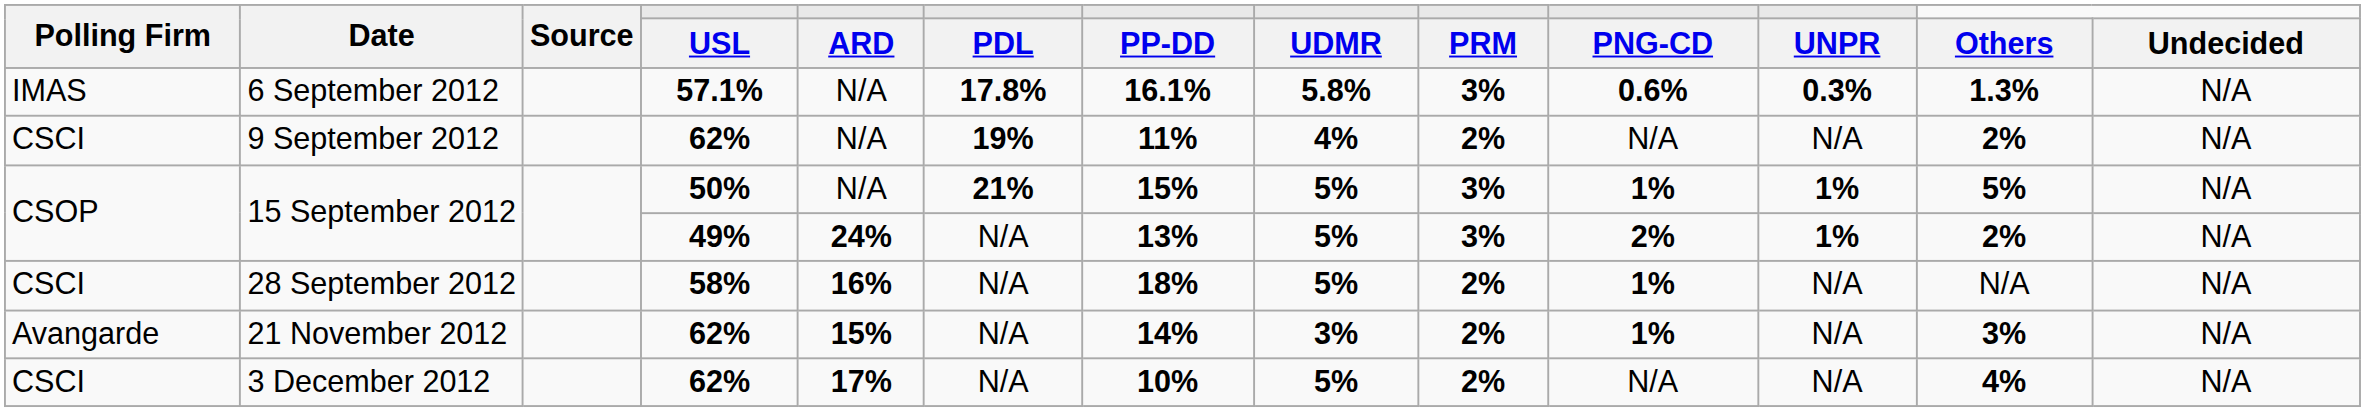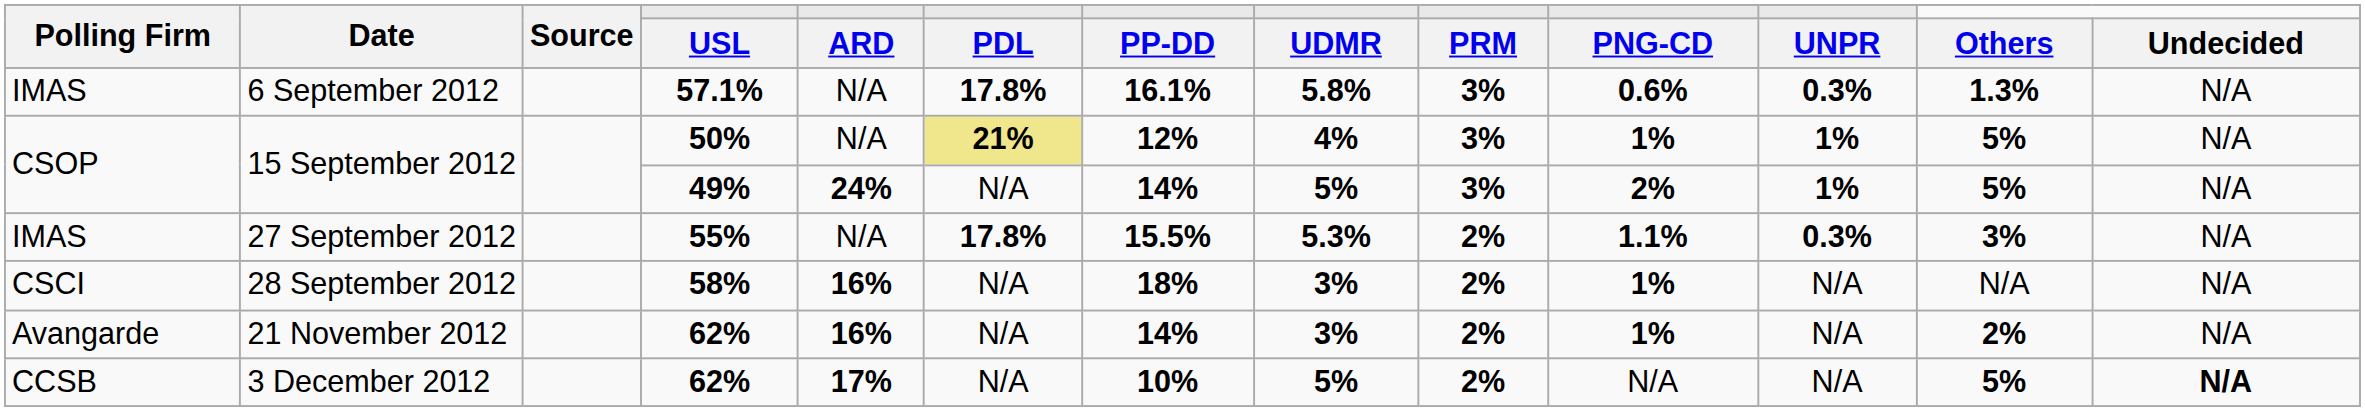- row: (373, 139)
(1003, 188) no background -> (1003, 139) khaki background
(1168, 188) 15% -> (1168, 139) 12%
(1336, 188) 5% -> (1336, 139) 4%
(1168, 236) 13% -> (1168, 188) 14%
(2004, 236) 2% -> (2004, 188) 5%
+ row: (382, 236)
(1336, 285) 5% -> (1336, 285) 3%
(861, 333) 15% -> (861, 333) 16%
(2004, 333) 3% -> (2004, 333) 2%
(49, 382) CSCI -> (54, 382) CCSB
(2004, 382) 4% -> (2004, 382) 5%
(2226, 382) normal -> (2226, 382) bold
